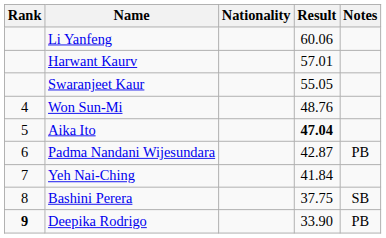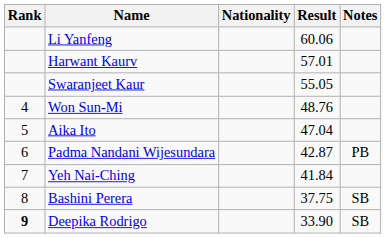(317, 130) bold -> (317, 130) normal
(360, 221) PB -> (360, 221) SB
